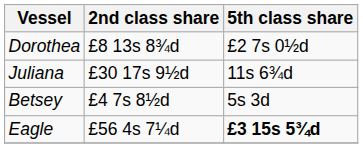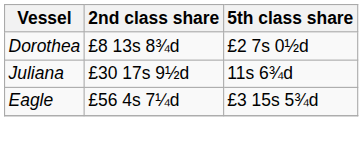- row: (35, 101)
(274, 128) bold -> (273, 101) normal
